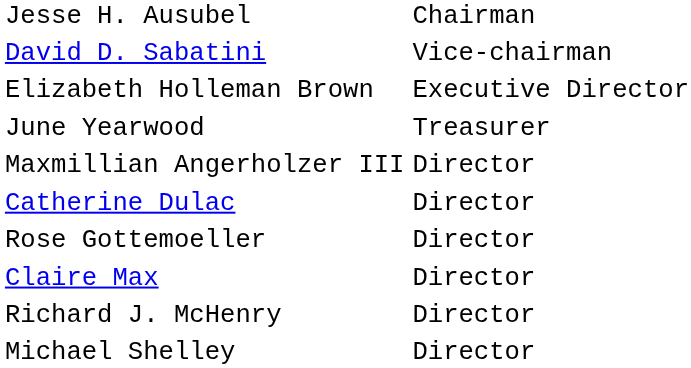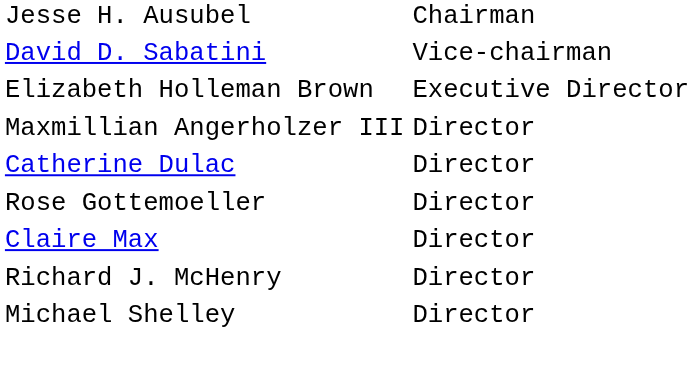- row: (105, 128)
